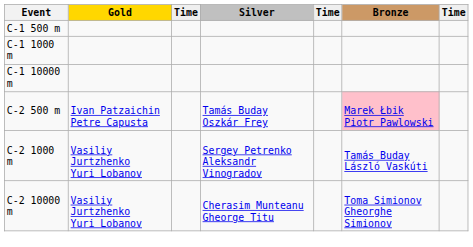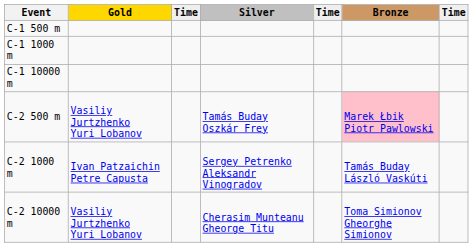(115, 117) Ivan Patzaichin Petre Capusta -> (106, 122) Vasiliy Jurtzhenko Yuri Lobanov
(106, 161) Vasiliy Jurtzhenko Yuri Lobanov -> (115, 173) Ivan Patzaichin Petre Capusta
